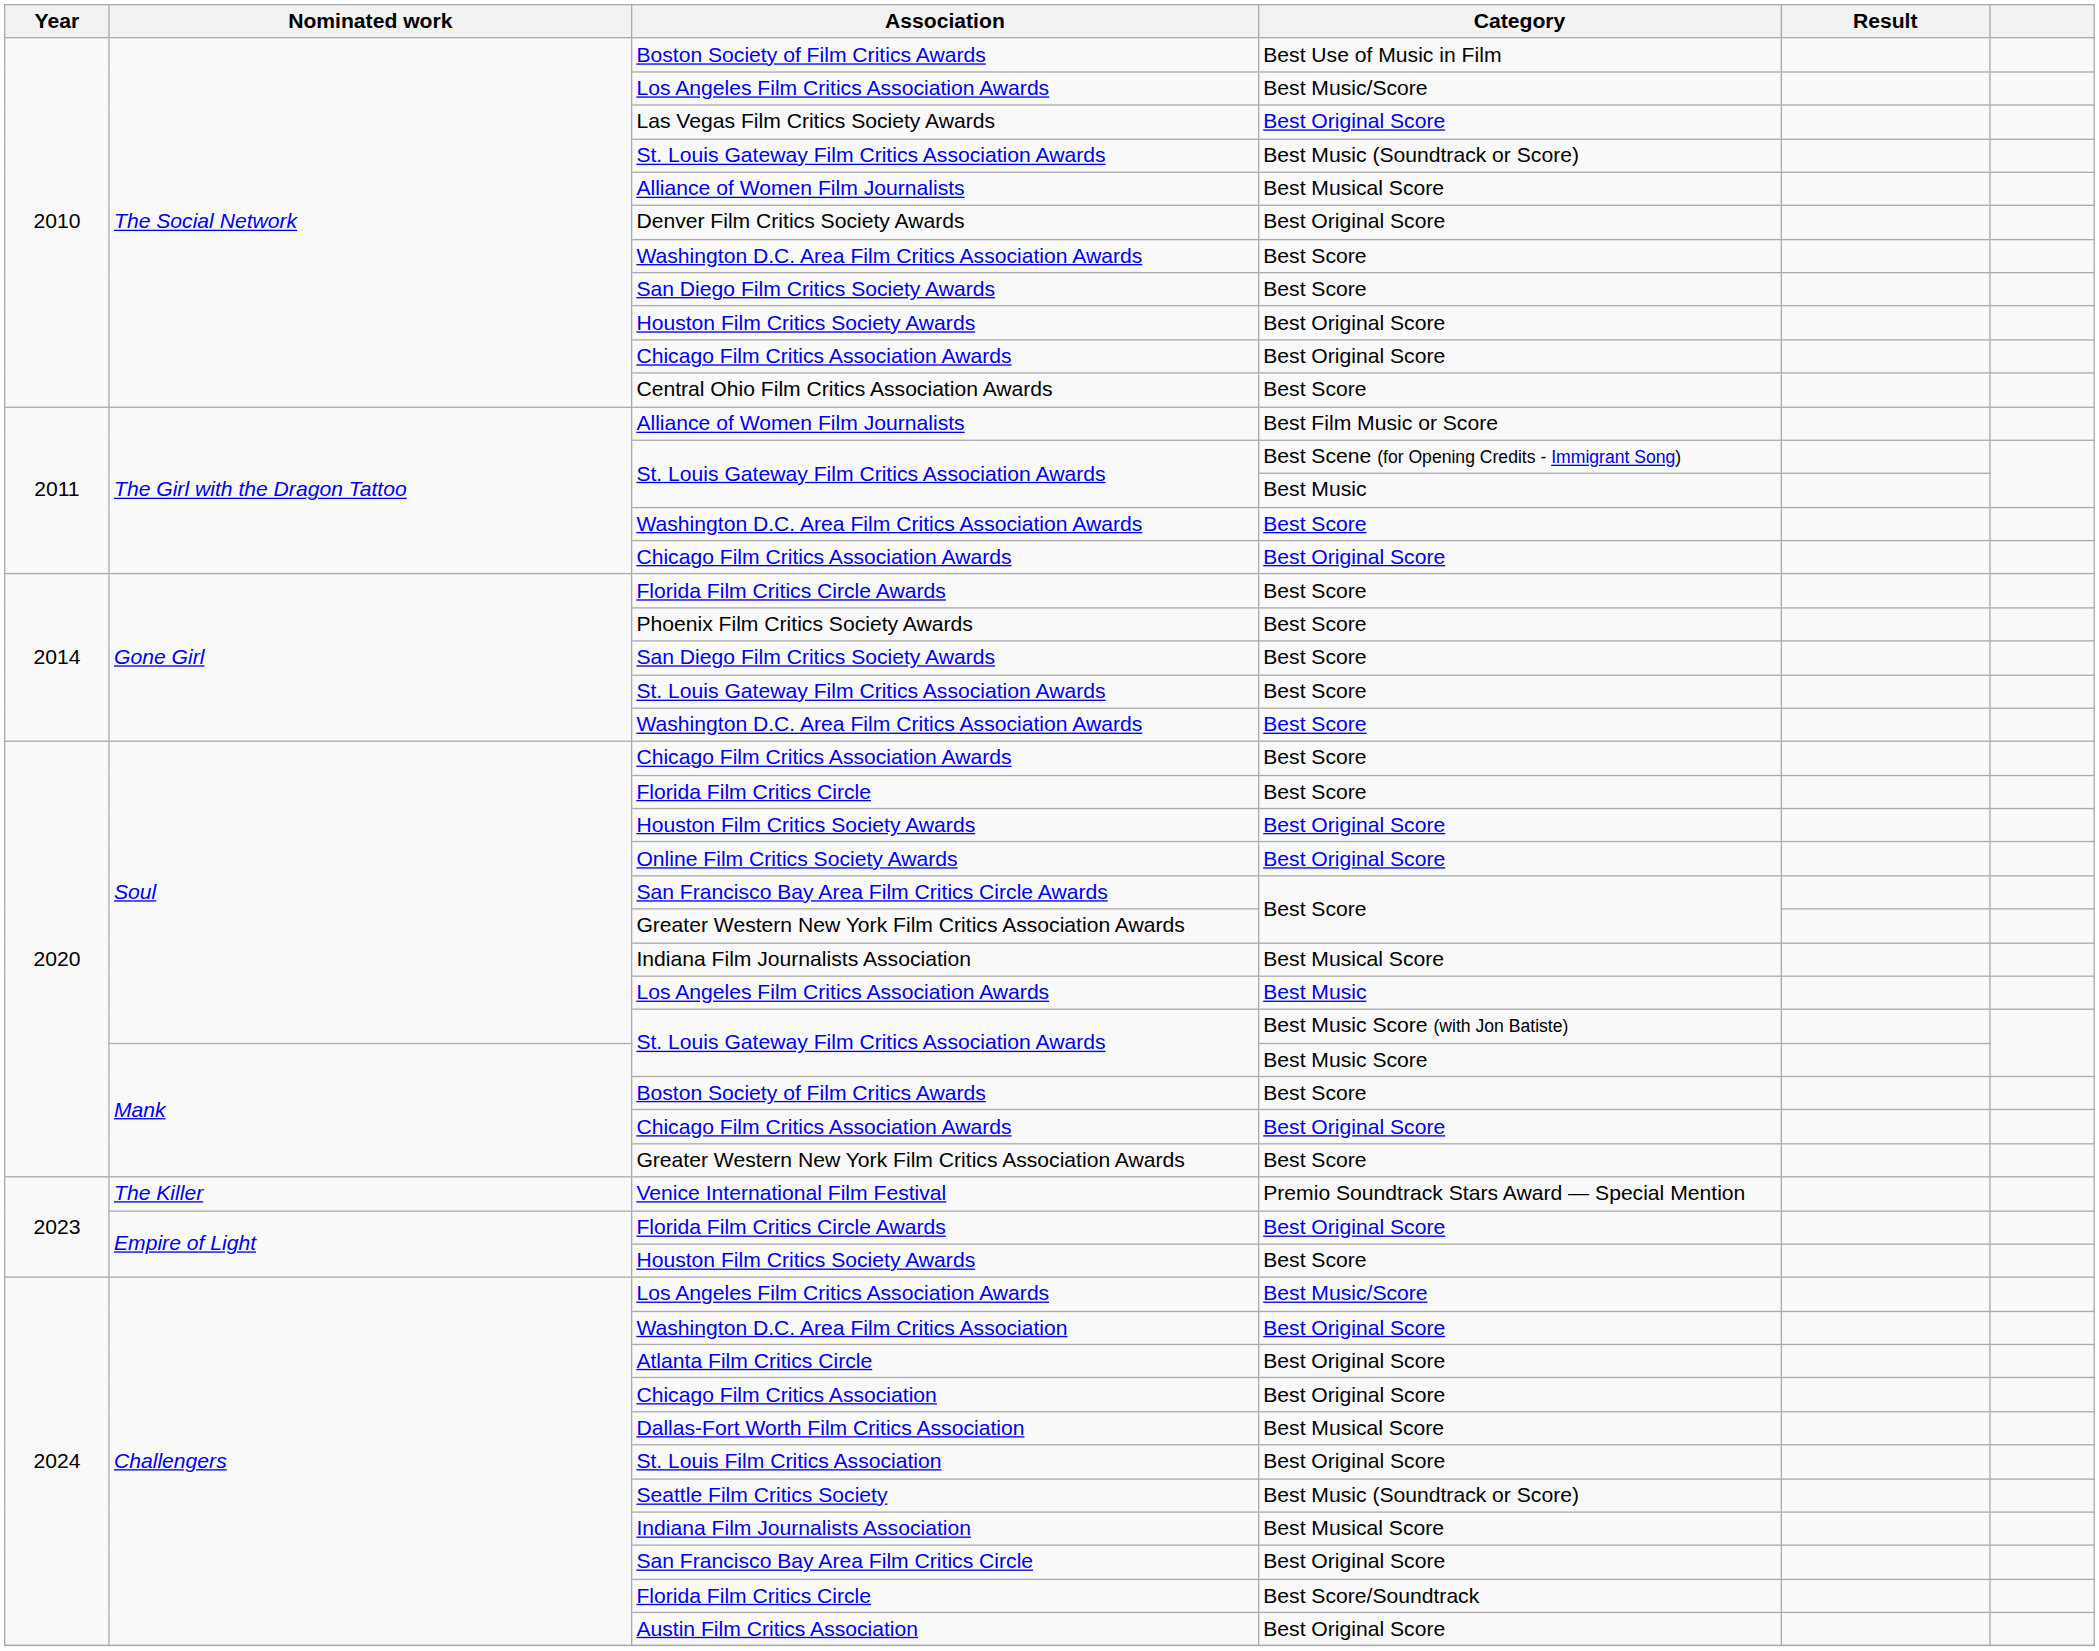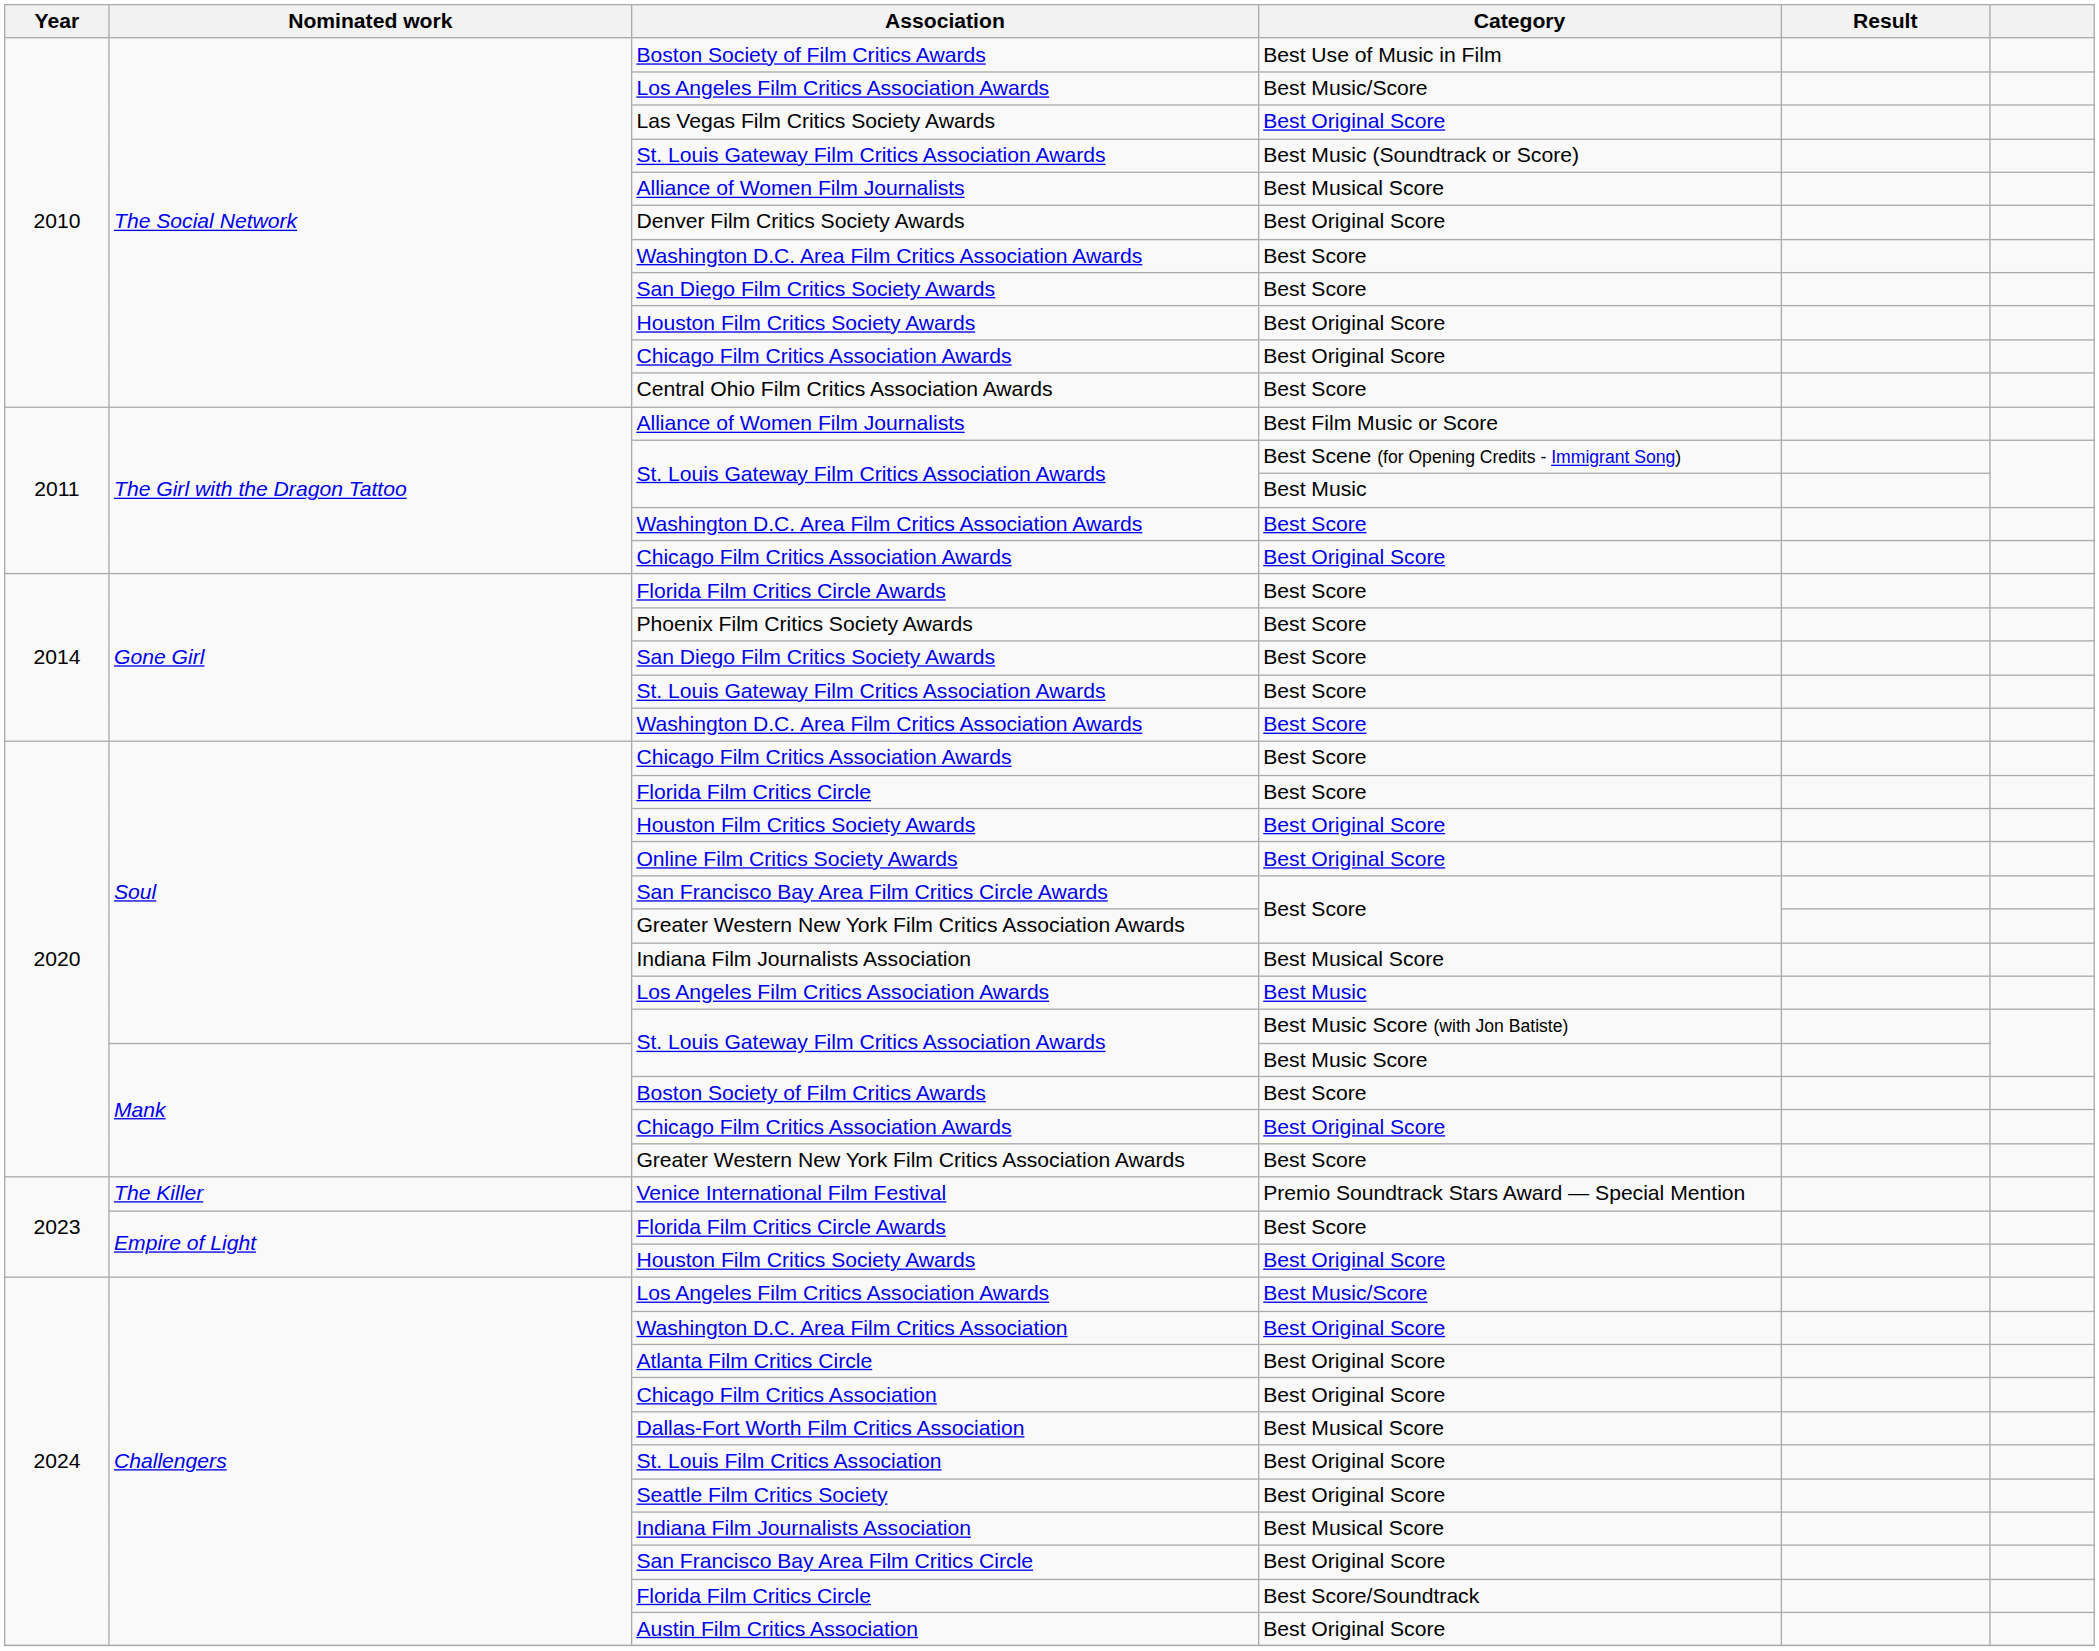(1354, 1227) Best Original Score -> (1315, 1227) Best Score
(1315, 1260) Best Score -> (1354, 1260) Best Original Score
(1421, 1495) Best Music (Soundtrack or Score) -> (1354, 1495) Best Original Score
